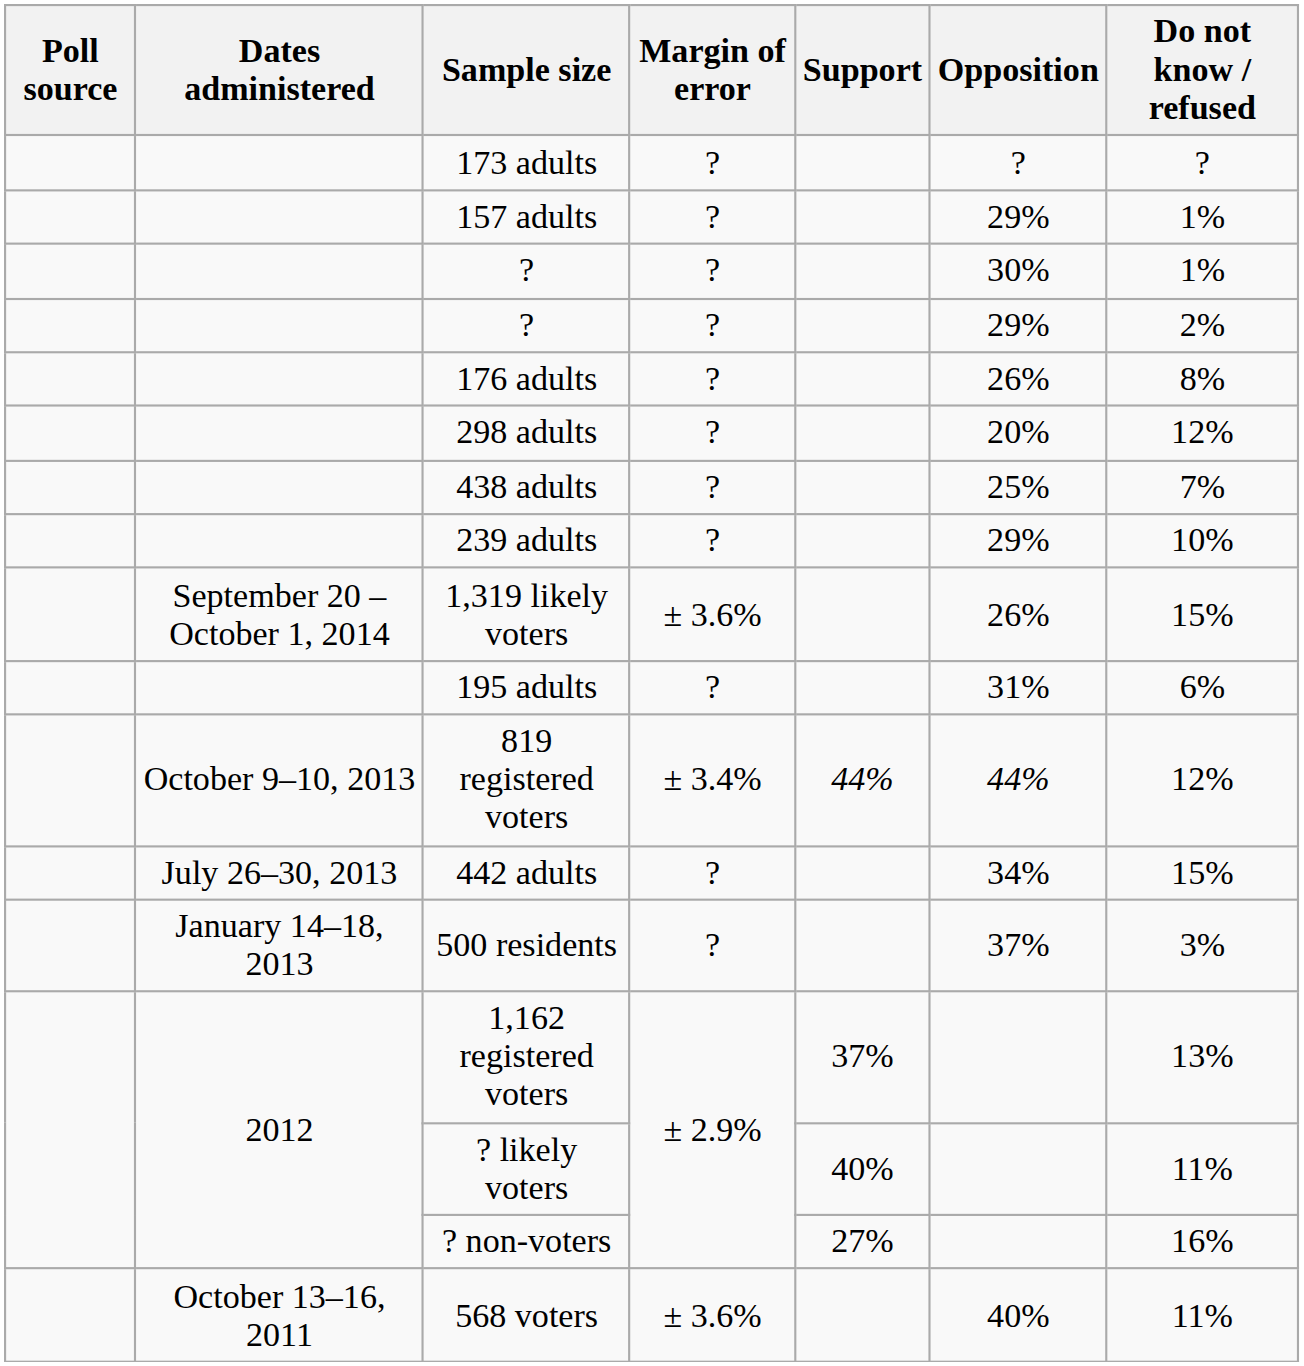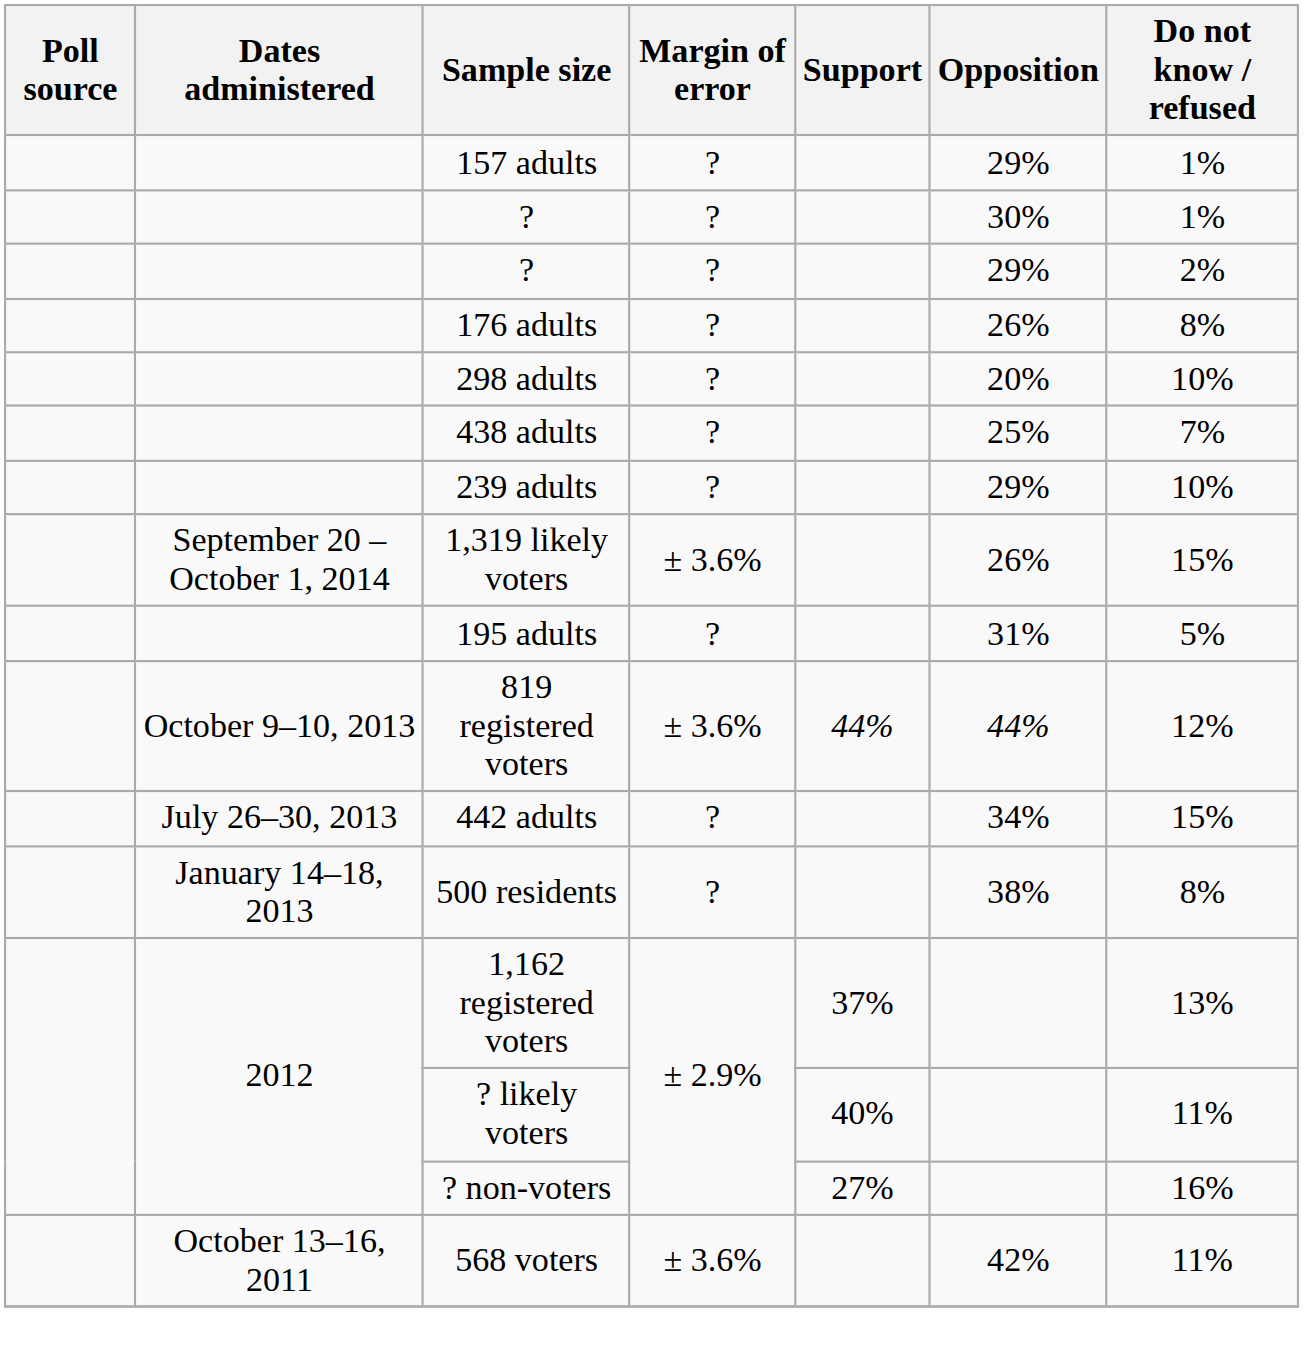- row: (279, 163)
(1202, 432) 12% -> (1202, 378) 10%
(1202, 687) 6% -> (1202, 632) 5%
(713, 779) ± 3.4% -> (713, 725) ± 3.6%
(1018, 945) 37% -> (1018, 890) 38%
(1202, 945) 3% -> (1202, 890) 8%
(1018, 1314) 40% -> (1018, 1260) 42%
